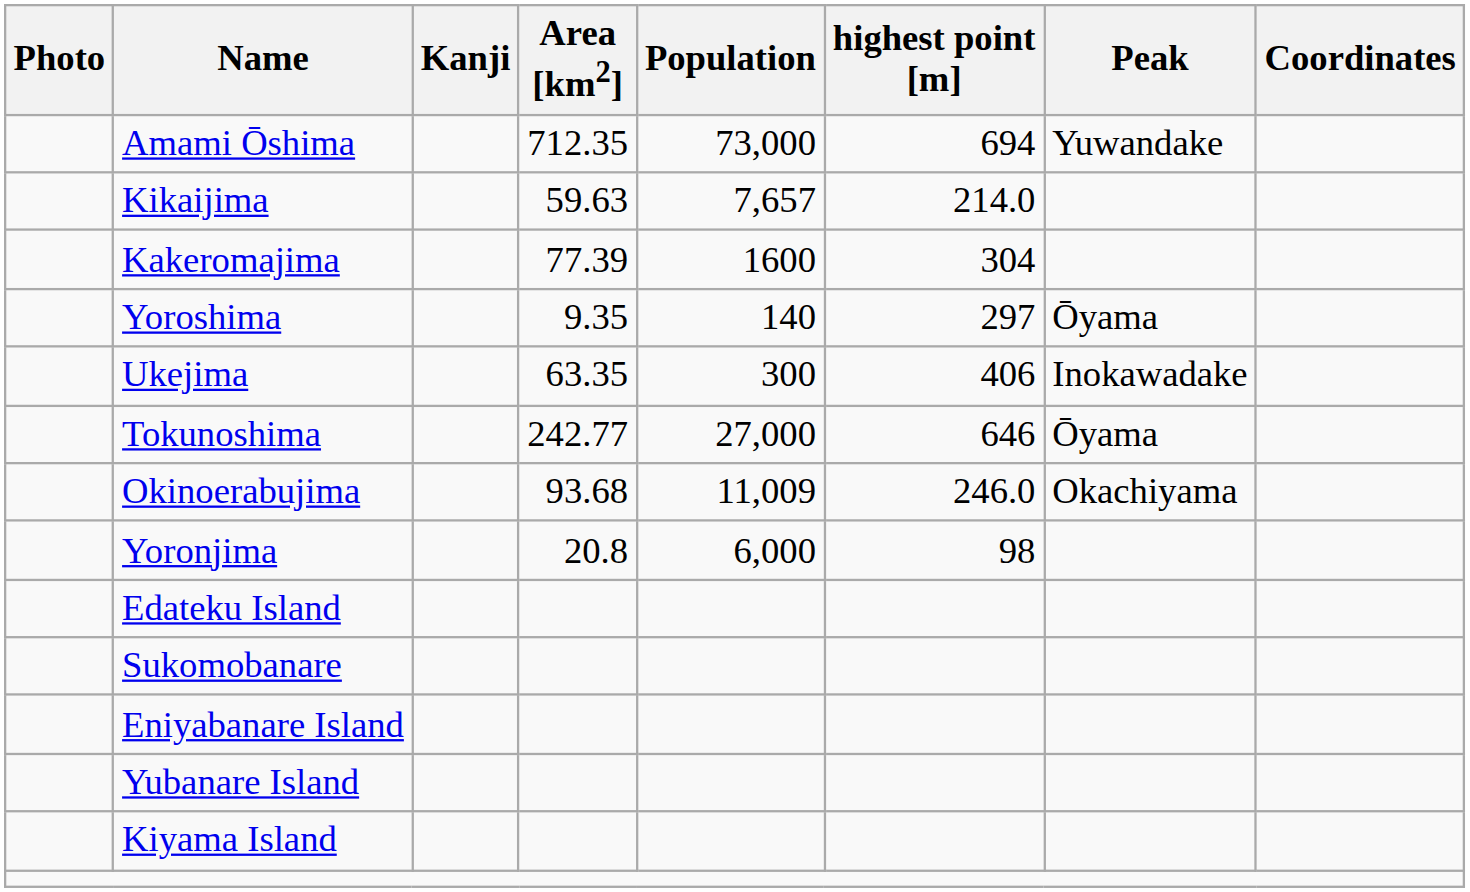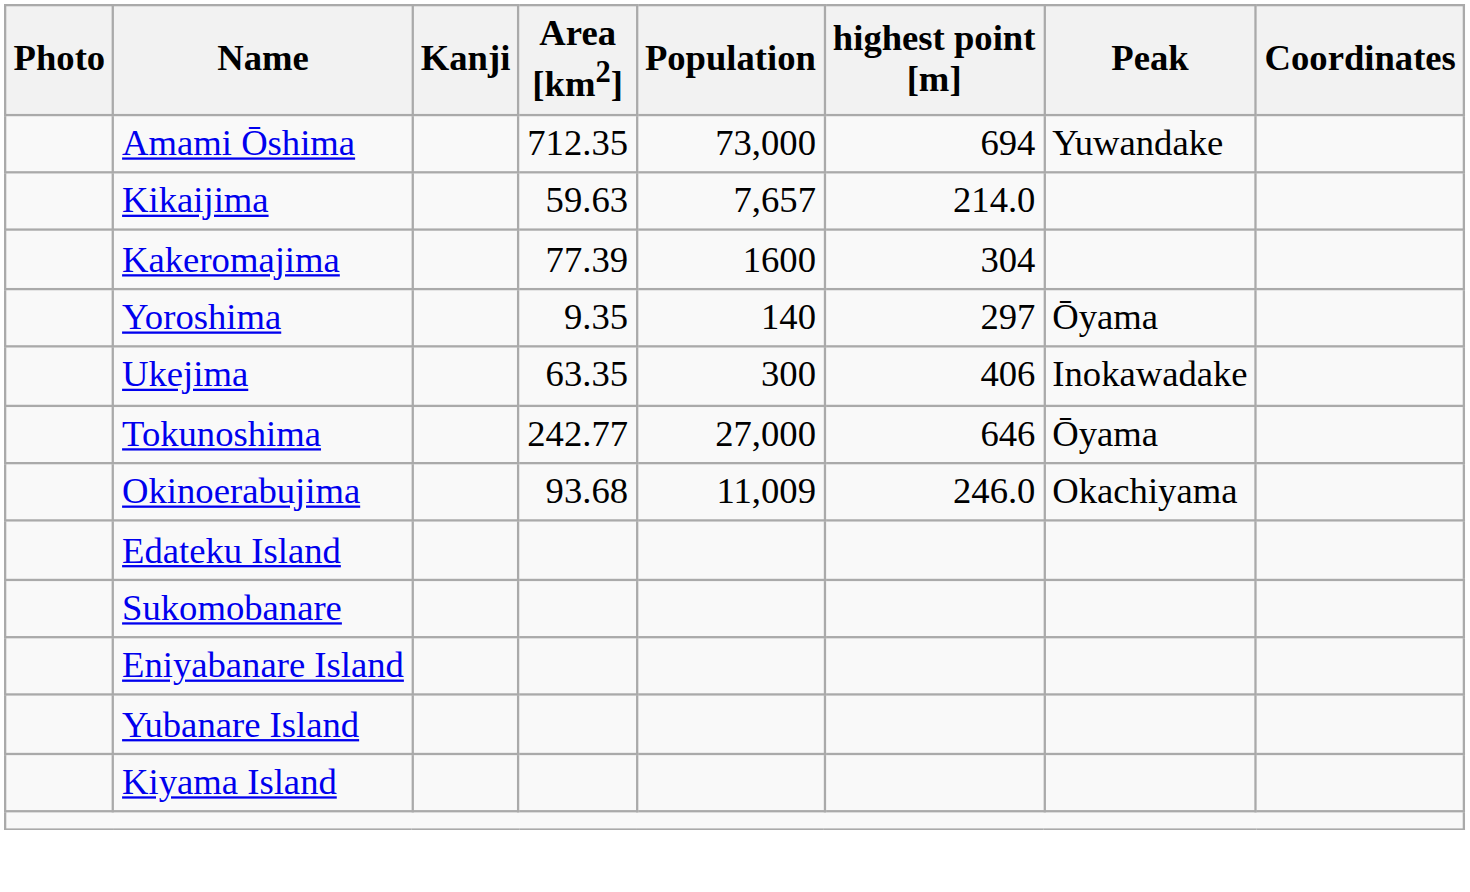- row: (200, 549)
